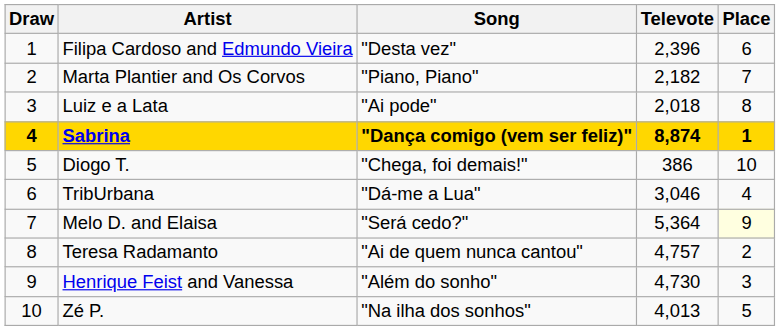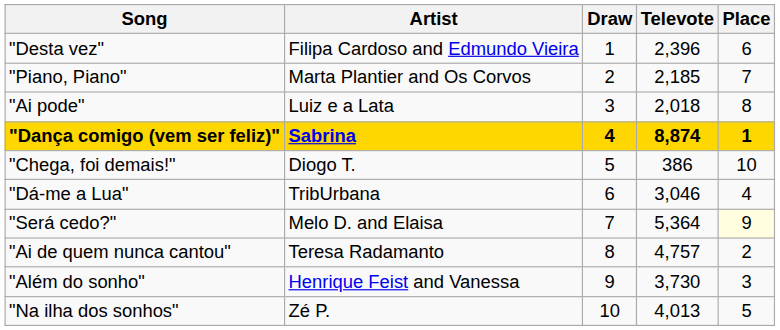columns swapped: (32, 19) <-> (497, 19)
(677, 77) 2,182 -> (677, 77) 2,185
(677, 281) 4,730 -> (677, 281) 3,730
